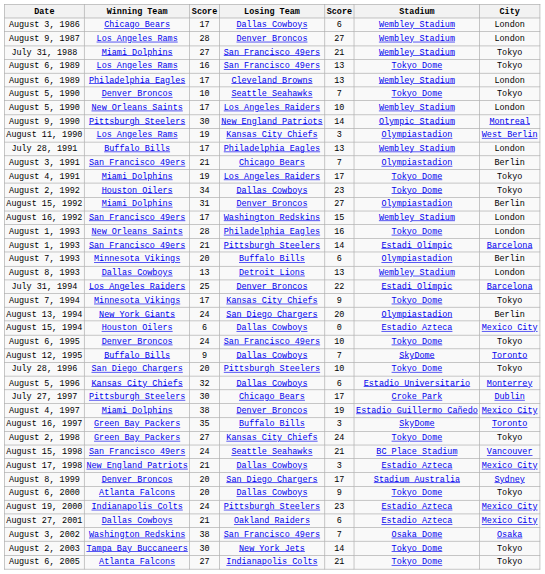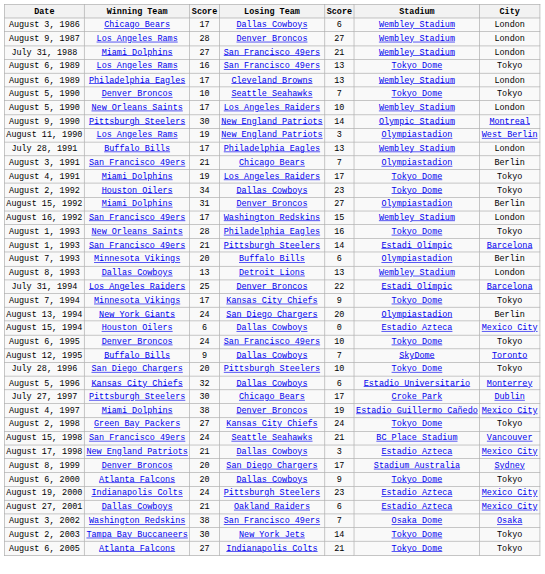(510, 53) Tokyo -> (510, 53) London
(272, 135) Kansas City Chiefs -> (272, 135) New England Patriots
(510, 232) London -> (510, 232) Tokyo
- row: (44, 424)
